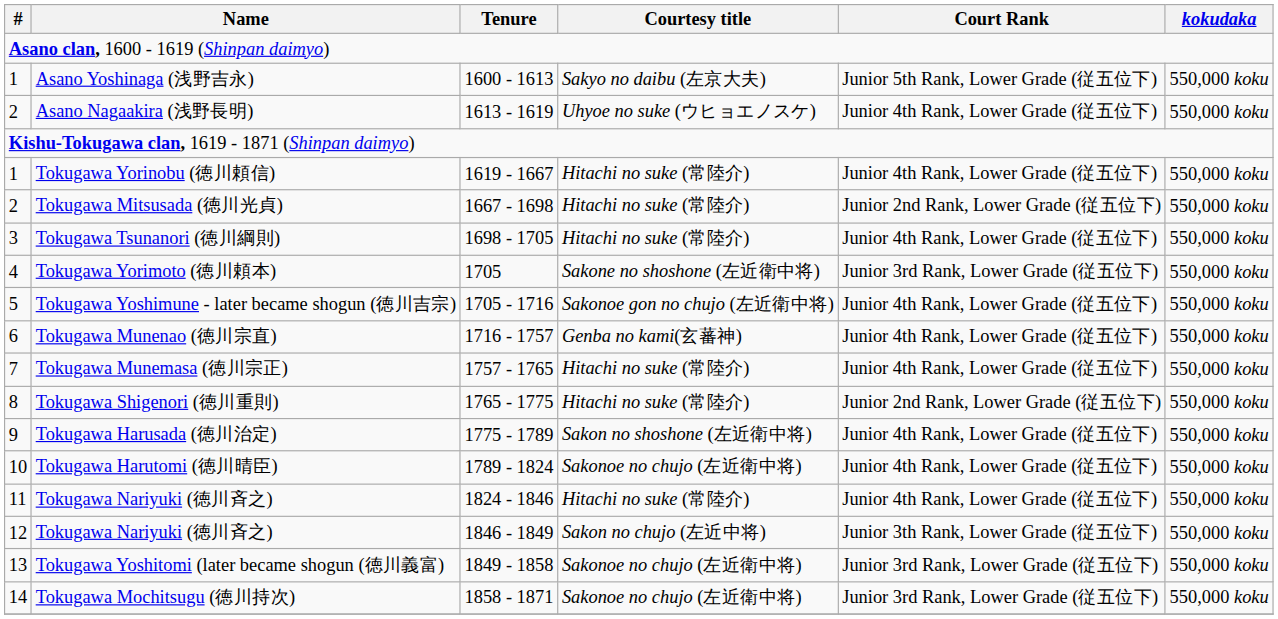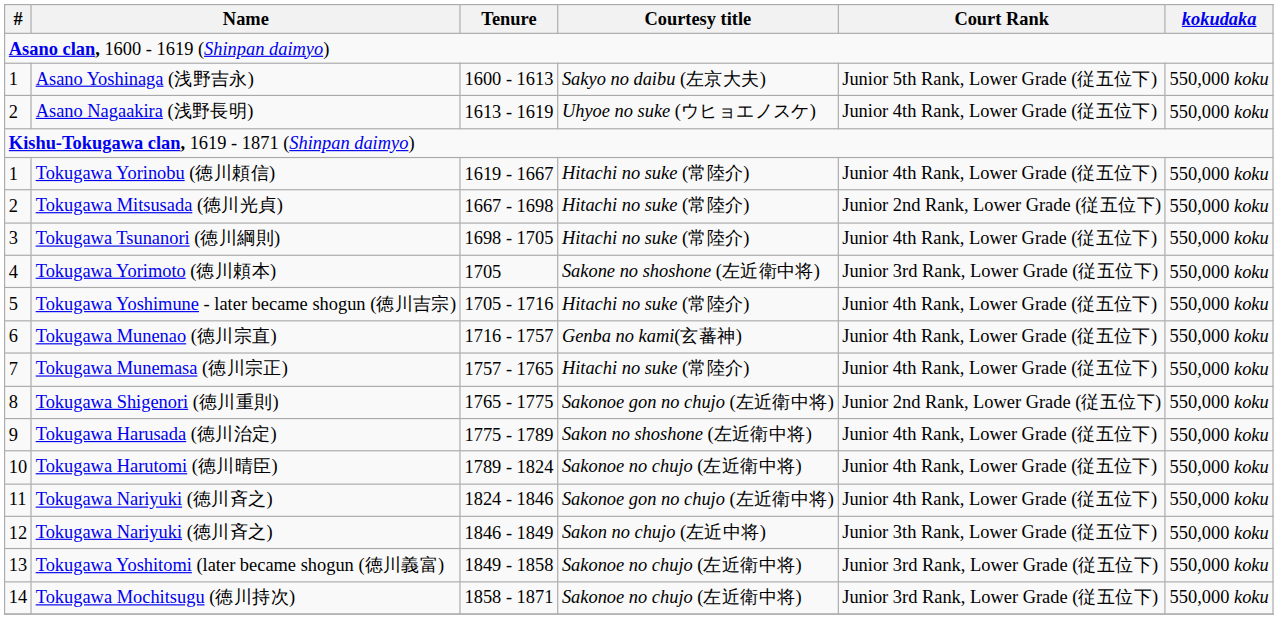(698, 303) Sakonoe gon no chujo (左近衛中将) -> (656, 303) Hitachi no suke (常陸介)
(656, 401) Hitachi no suke (常陸介) -> (698, 401) Sakonoe gon no chujo (左近衛中将)
(656, 499) Hitachi no suke (常陸介) -> (698, 499) Sakonoe gon no chujo (左近衛中将)
